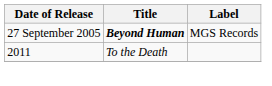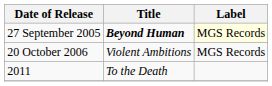(224, 33) no background -> (231, 33) lightyellow background
+ row: (47, 52)
